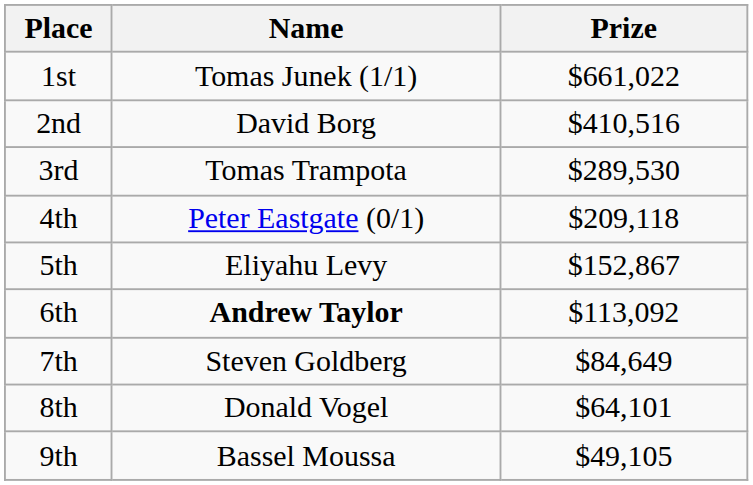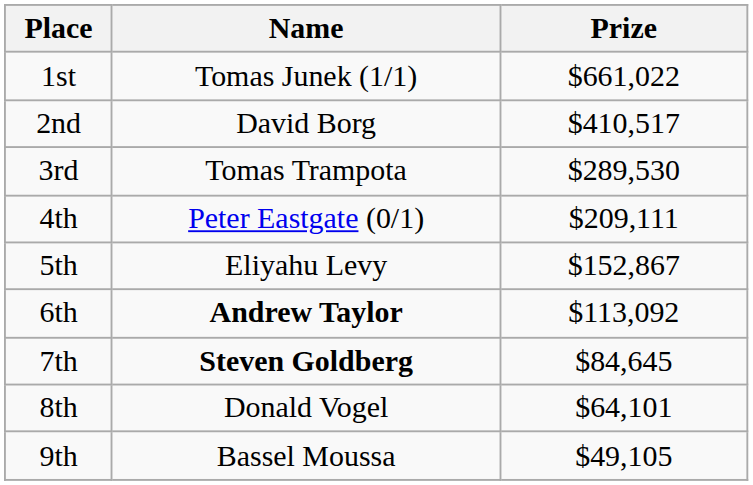(624, 123) $410,516 -> (624, 123) $410,517
(624, 218) $209,118 -> (624, 218) $209,111
(306, 360) normal -> (306, 360) bold
(624, 360) $84,649 -> (624, 360) $84,645
